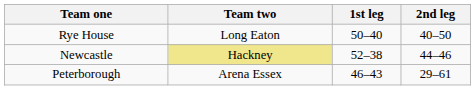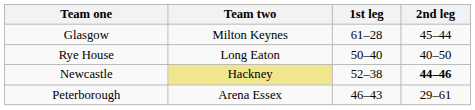+ row: (86, 34)
(436, 54) normal -> (436, 74) bold
